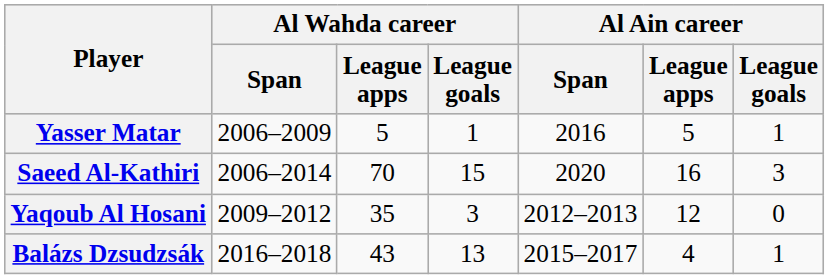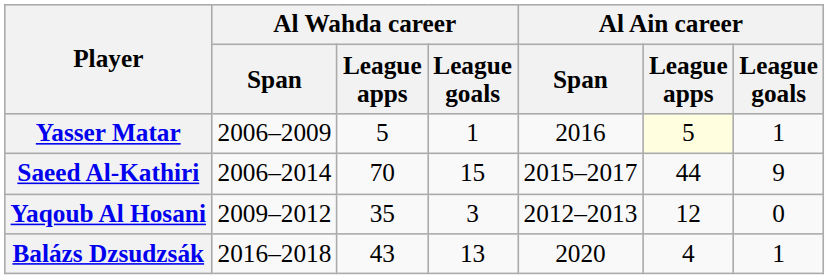(688, 133) no background -> (688, 133) lightyellow background
(580, 173) 2020 -> (580, 173) 2015–2017
(688, 173) 16 -> (688, 173) 44
(779, 173) 3 -> (779, 173) 9
(580, 253) 2015–2017 -> (580, 253) 2020
